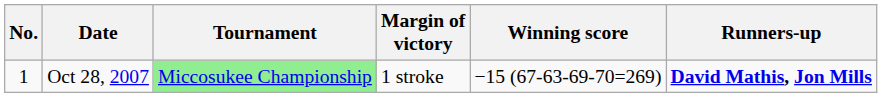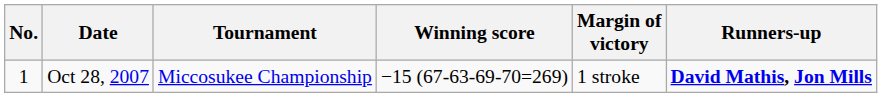columns swapped: (568, 32) <-> (423, 32)
(265, 76) lightgreen background -> (265, 76) no background
